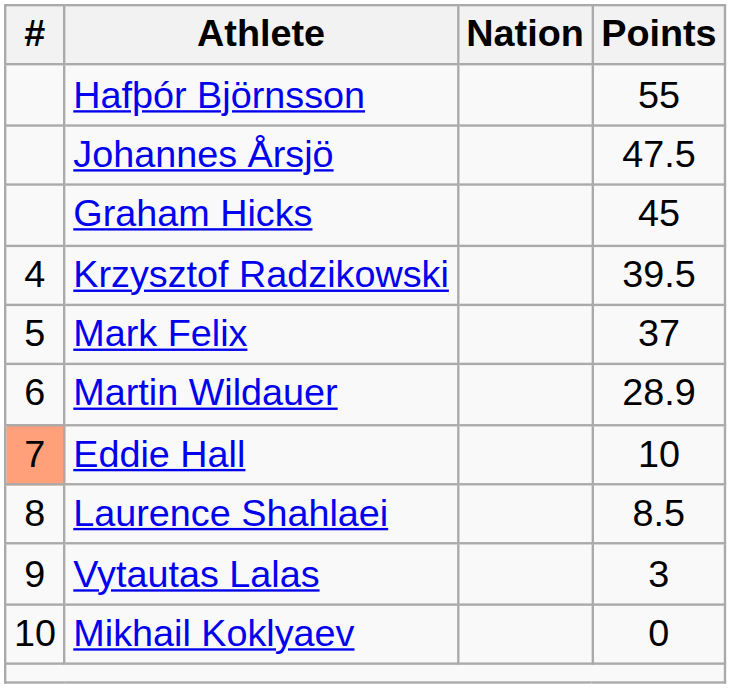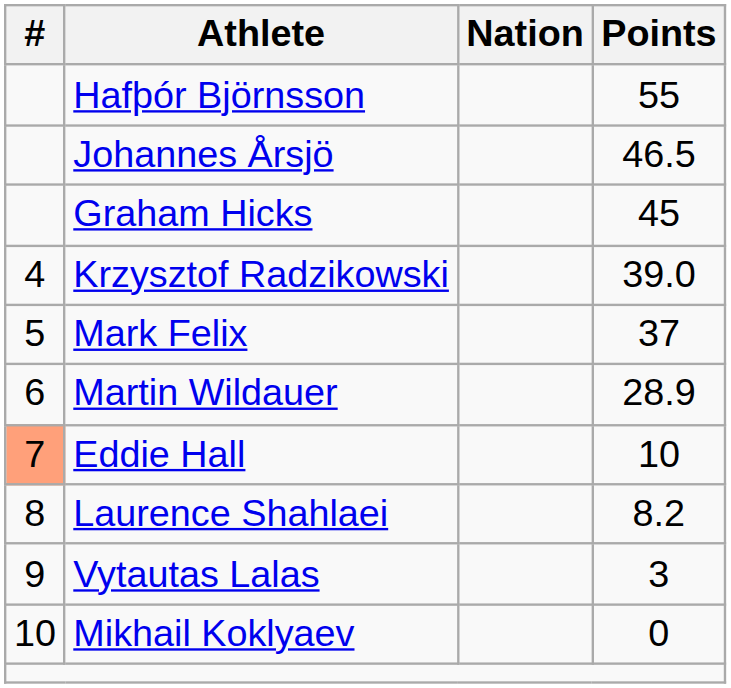(659, 154) 47.5 -> (659, 154) 46.5
(659, 273) 39.5 -> (659, 273) 39.0
(659, 513) 8.5 -> (659, 513) 8.2
